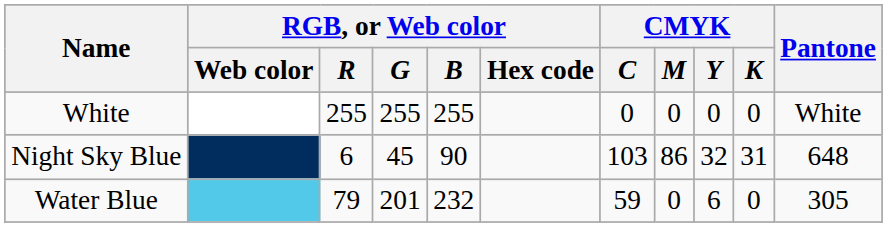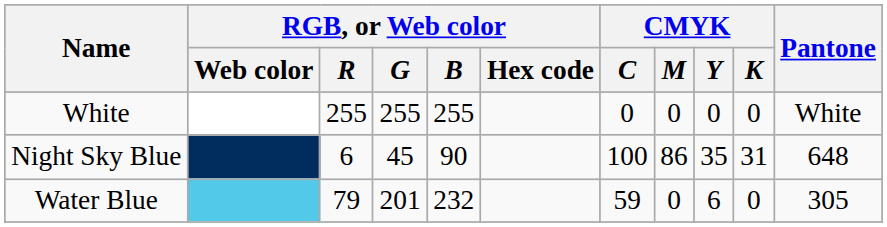(627, 156) 103 -> (627, 156) 100
(714, 156) 32 -> (714, 156) 35
